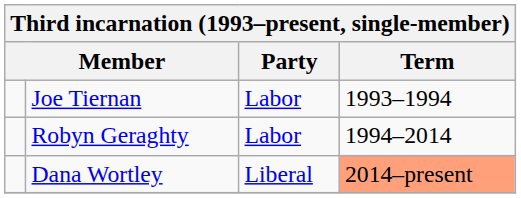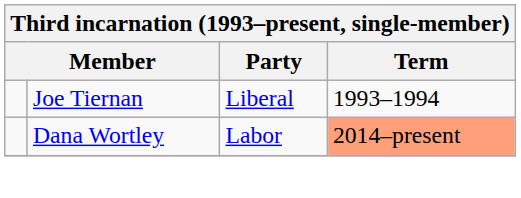(273, 98) Labor -> (260, 98) Liberal
- row: (110, 135)
(279, 173) Liberal -> (254, 135) Labor
